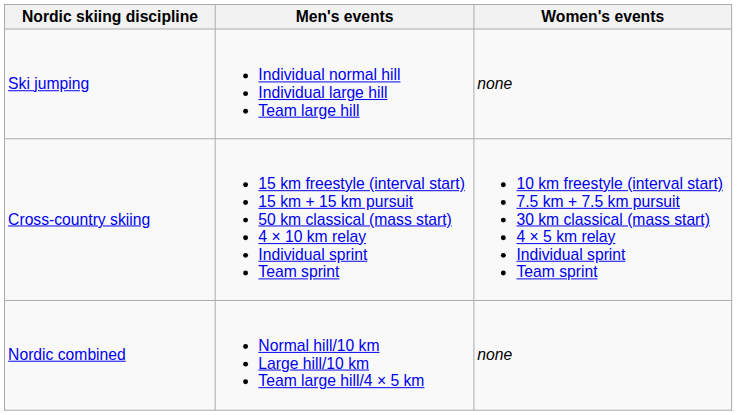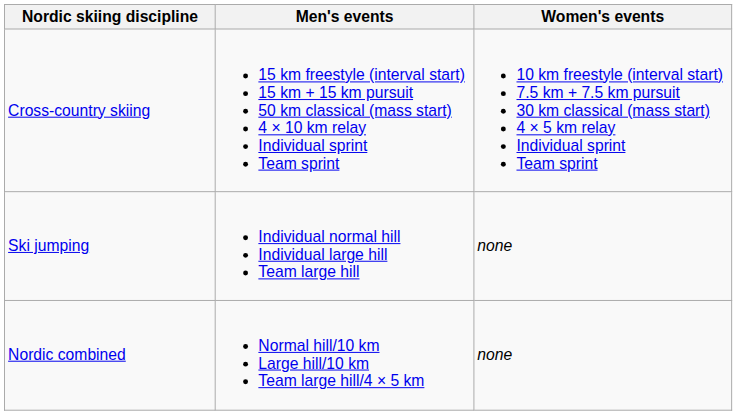rows swapped: (79, 219) <-> (49, 83)
